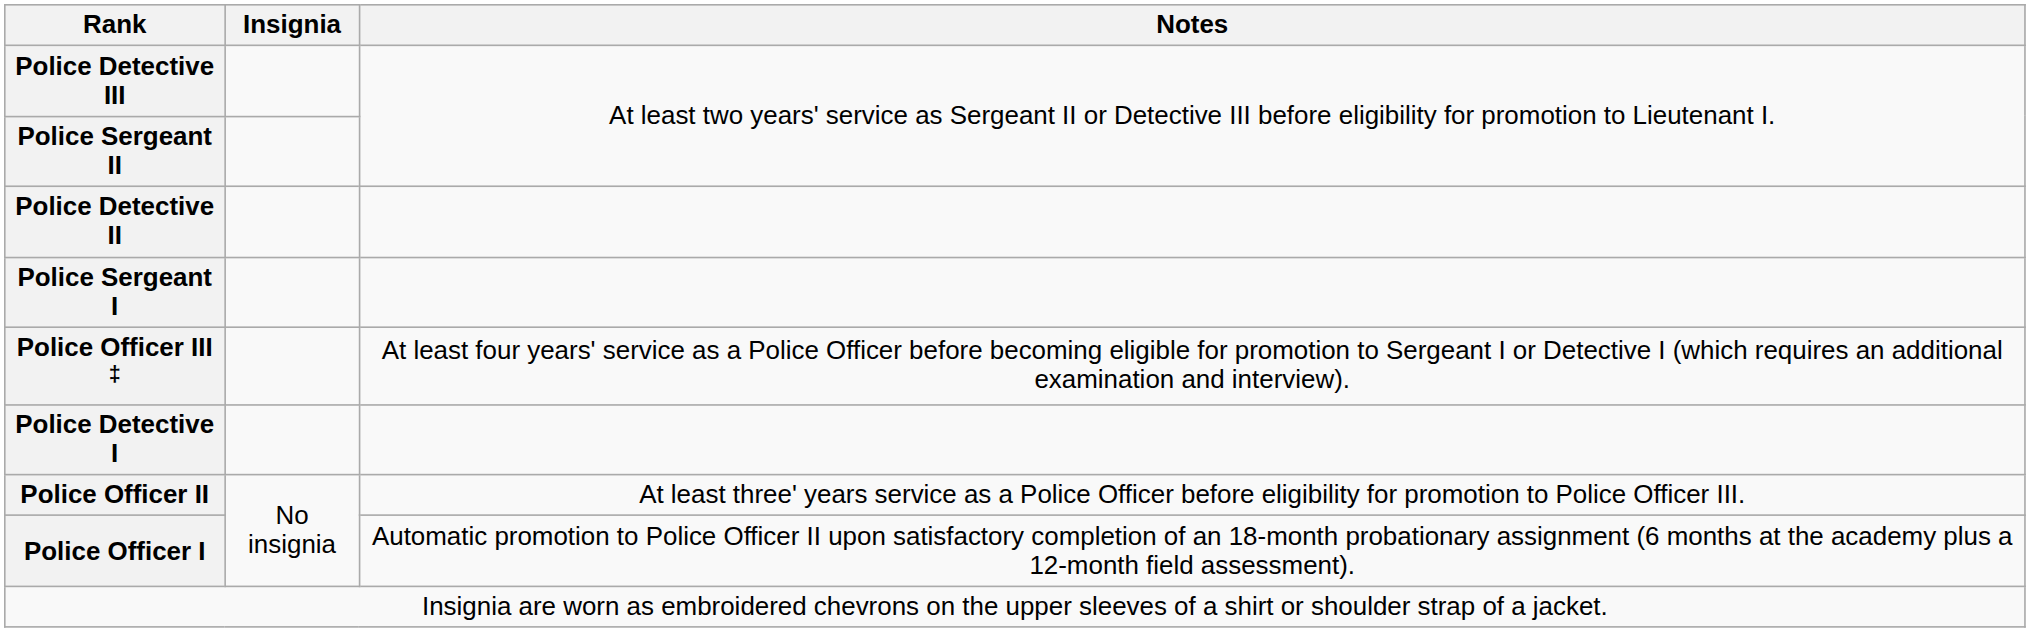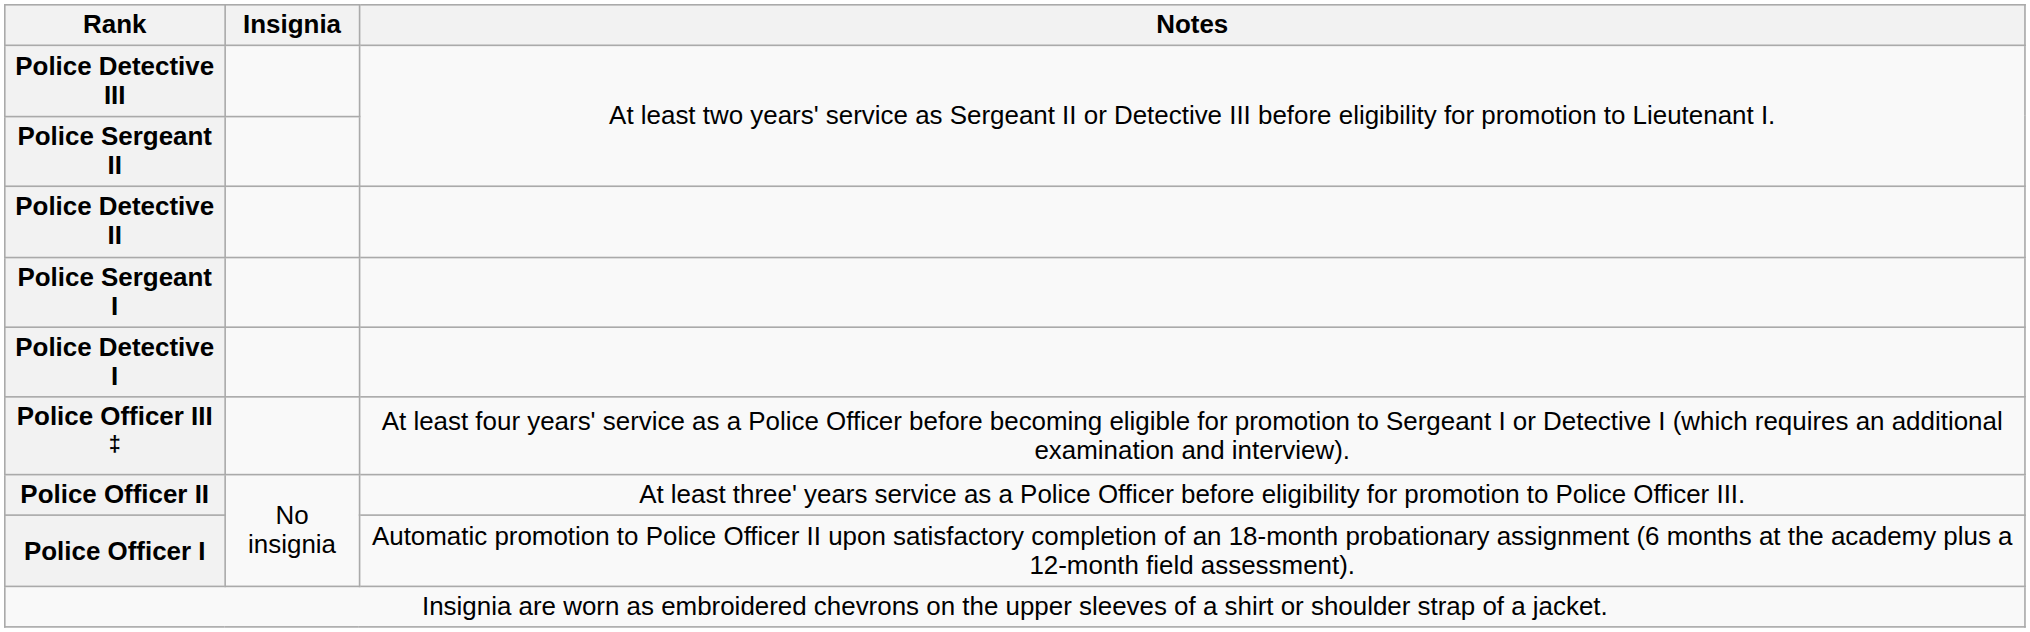rows swapped: (115, 439) <-> (115, 360)
